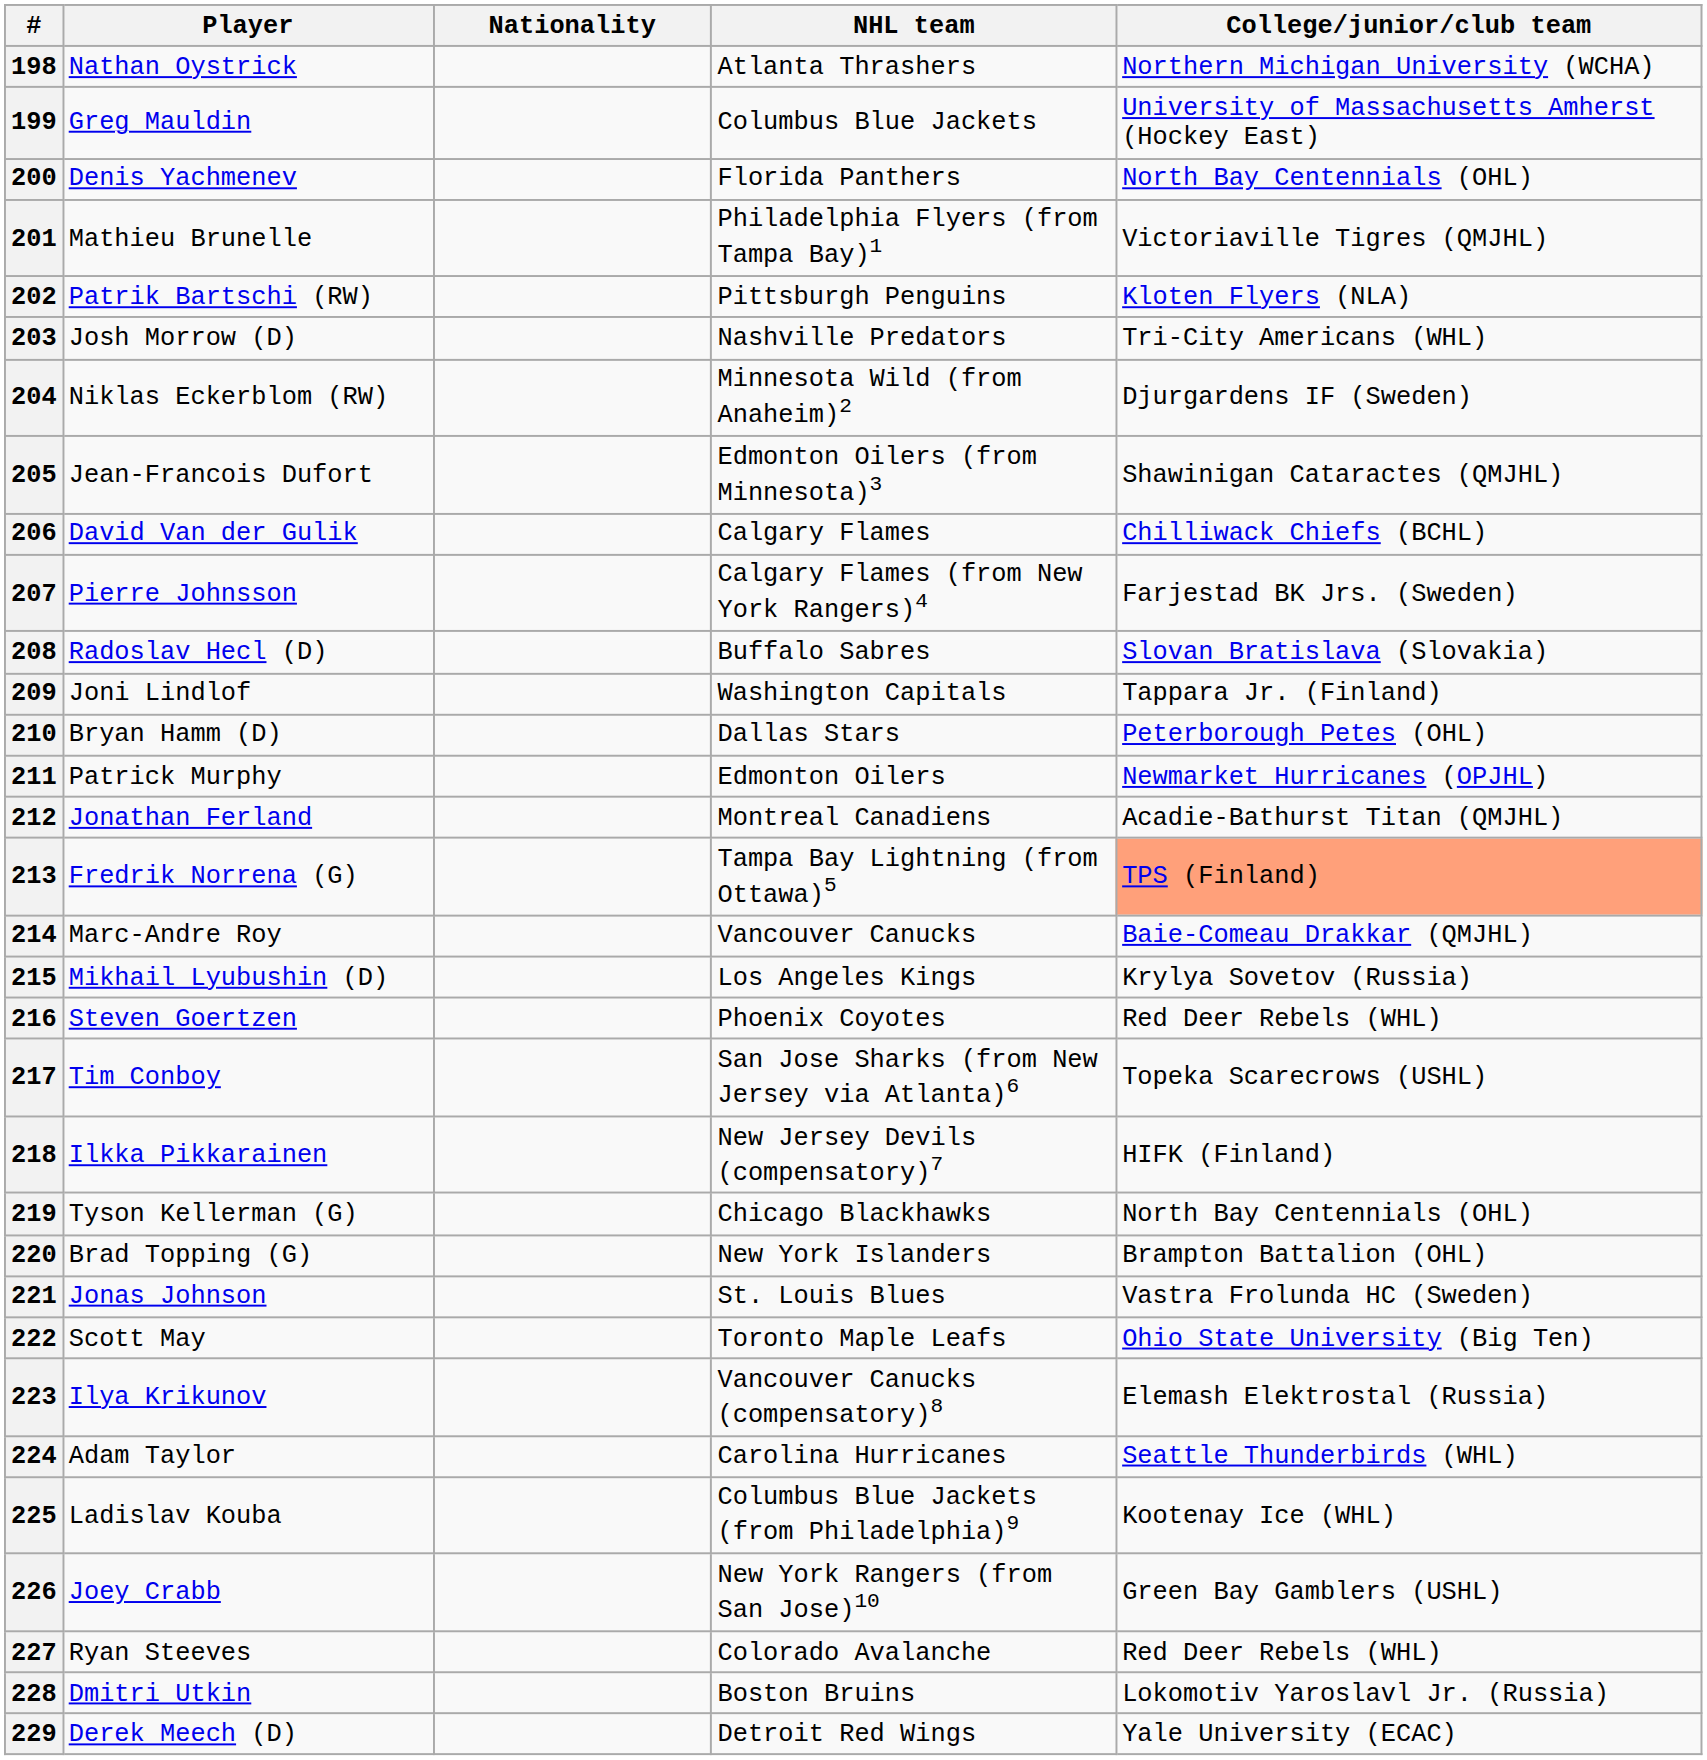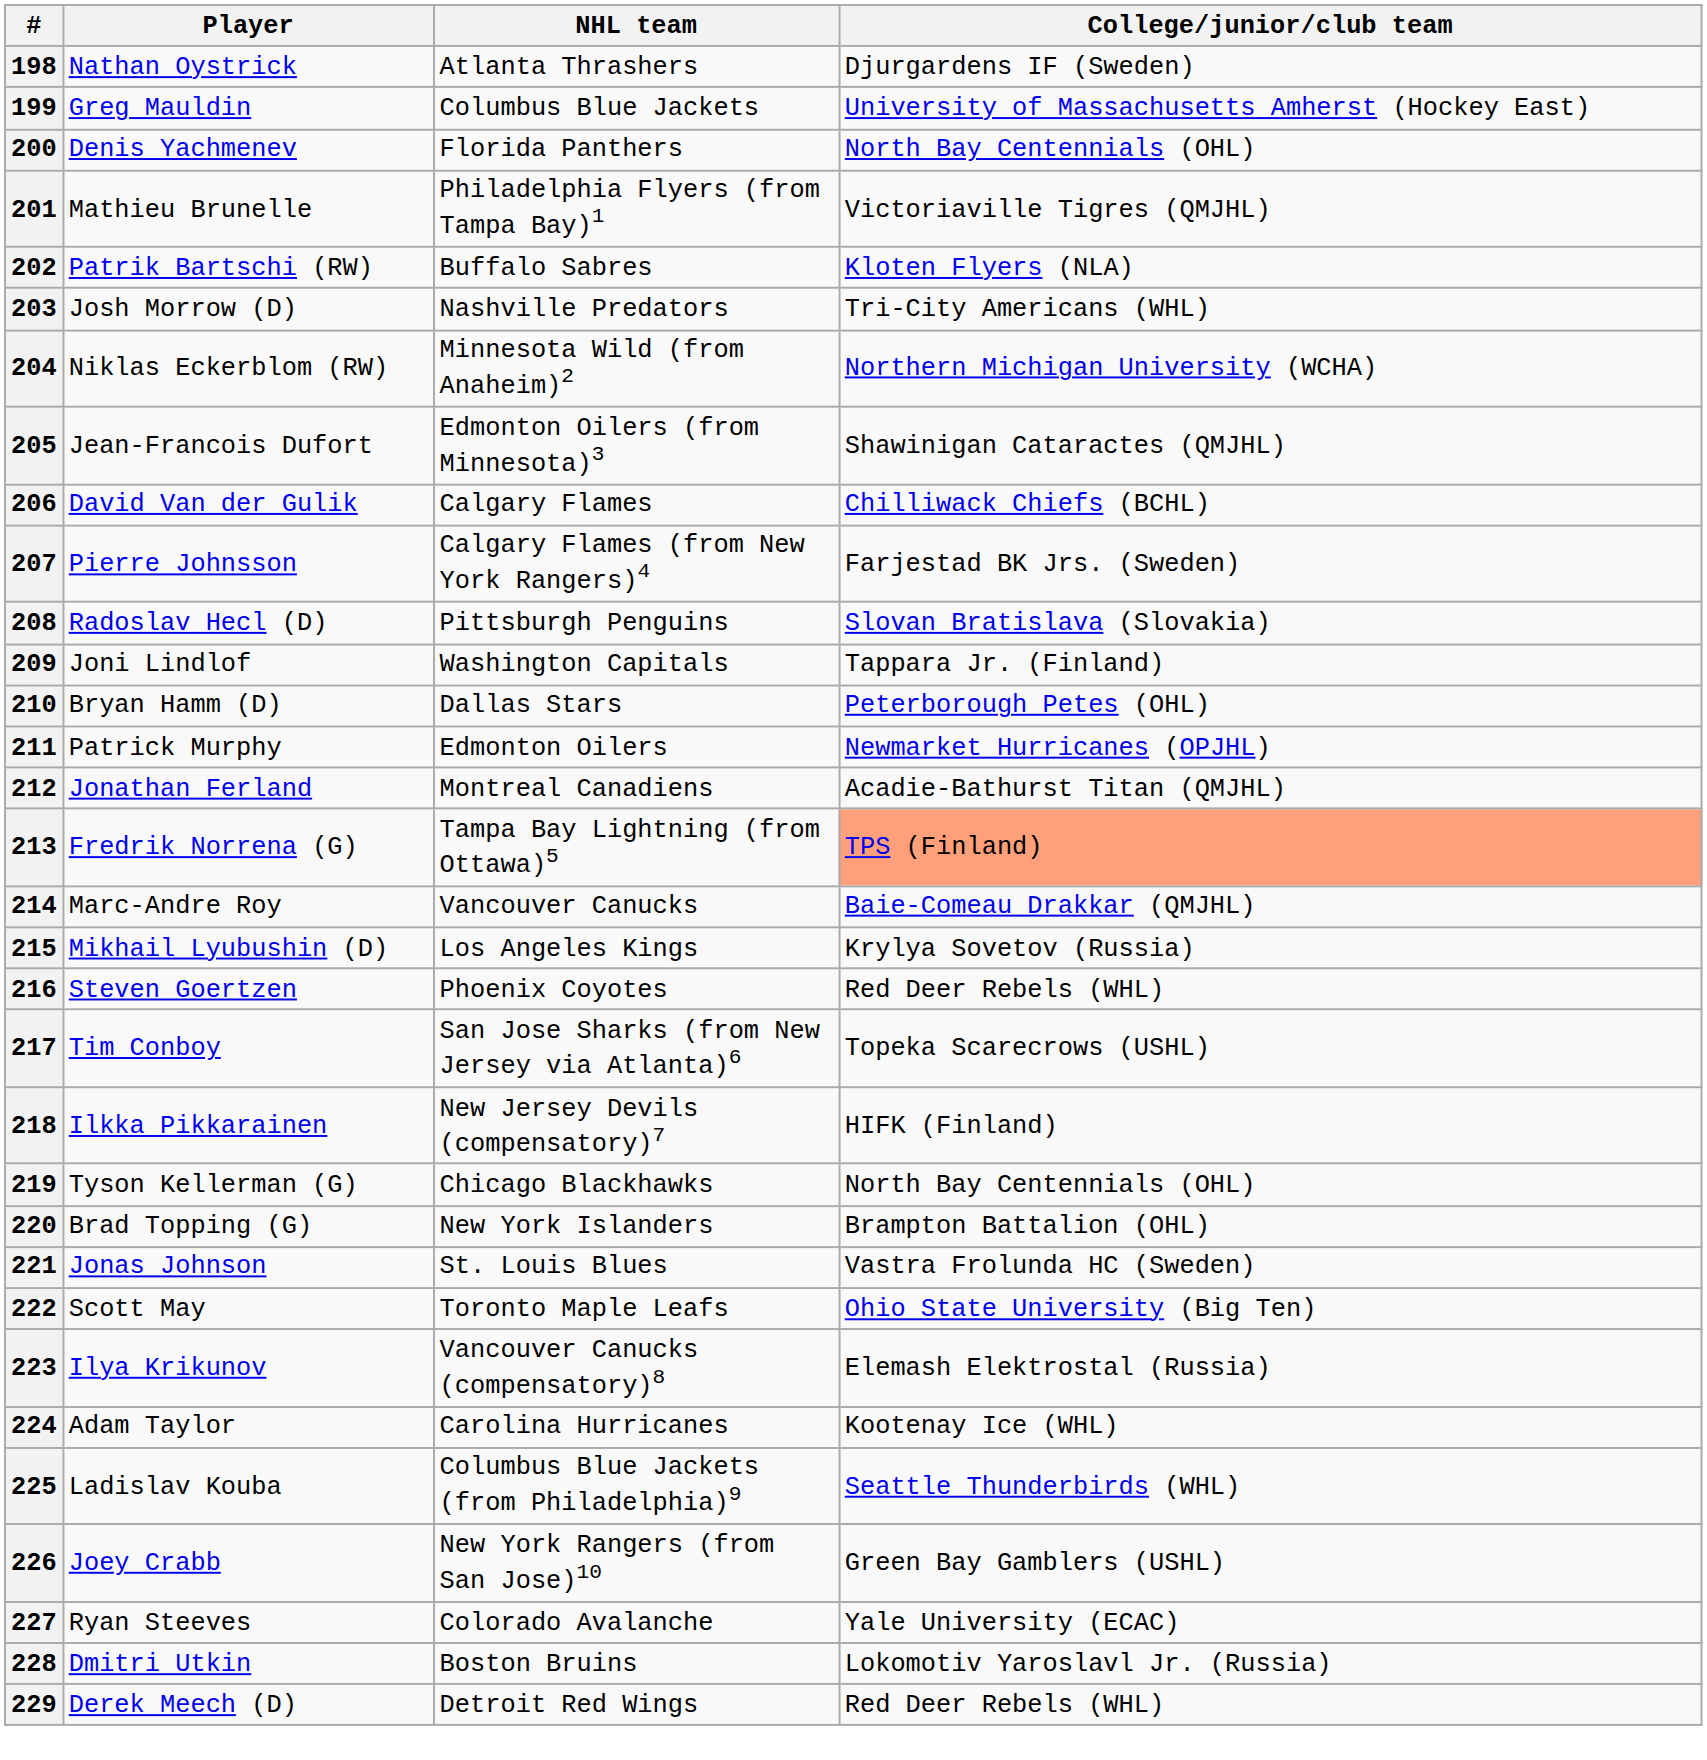- column: (572, 26)
(1388, 67) Northern Michigan University (WCHA) -> (1020, 67) Djurgardens IF (Sweden)
(862, 297) Pittsburgh Penguins -> (546, 268) Buffalo Sabres
(1297, 398) Djurgardens IF (Sweden) -> (1111, 368) Northern Michigan University (WCHA)
(824, 652) Buffalo Sabres -> (584, 623) Pittsburgh Penguins
(1320, 1456) Seattle Thunderbirds (WHL) -> (982, 1427) Kootenay Ice (WHL)
(1259, 1515) Kootenay Ice (WHL) -> (1043, 1486) Seattle Thunderbirds (WHL)
(1282, 1652) Red Deer Rebels (WHL) -> (1012, 1622) Yale University (ECAC)
(1289, 1734) Yale University (ECAC) -> (1004, 1705) Red Deer Rebels (WHL)
